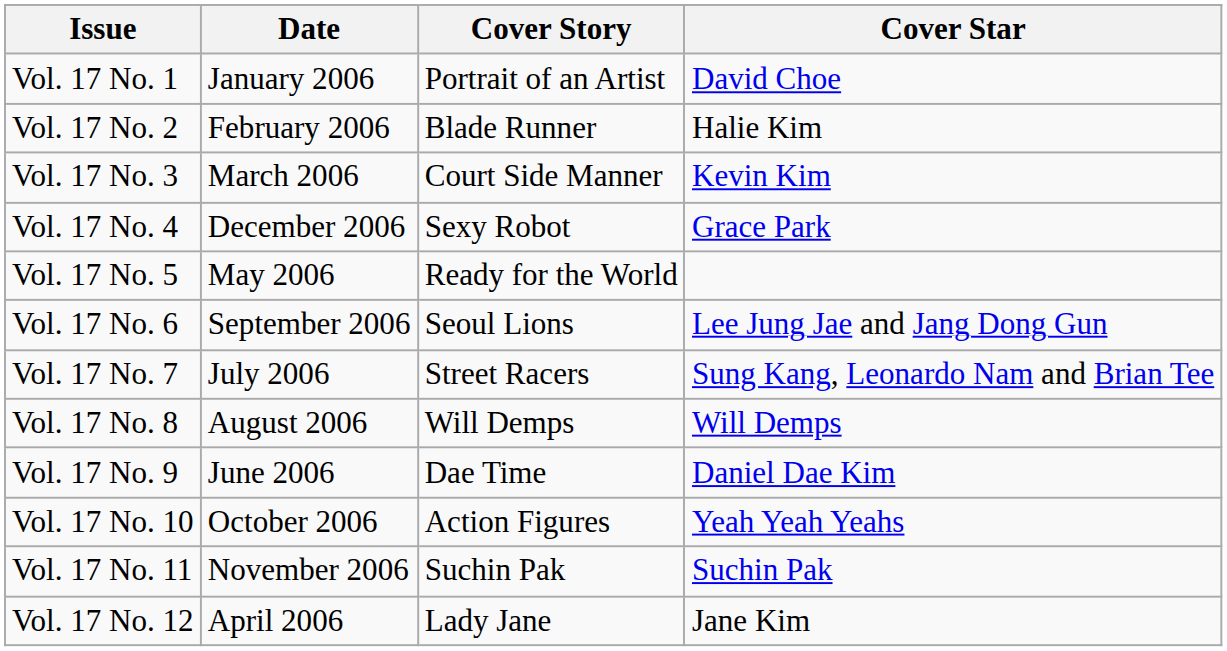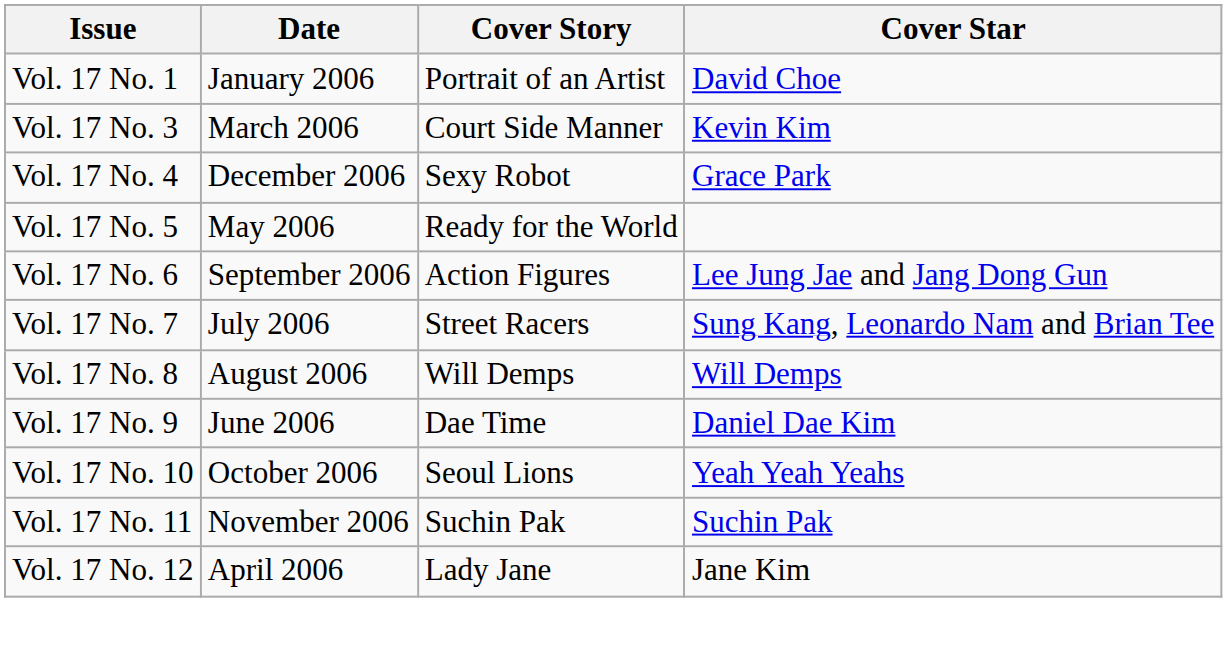- row: (95, 127)
(499, 324) Seoul Lions -> (517, 275) Action Figures
(517, 521) Action Figures -> (499, 472) Seoul Lions
